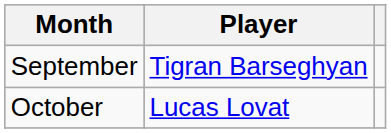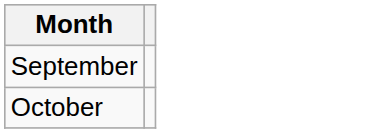- column: (259, 25)
